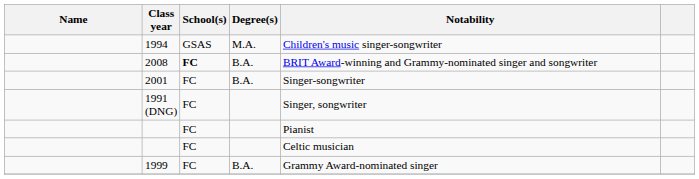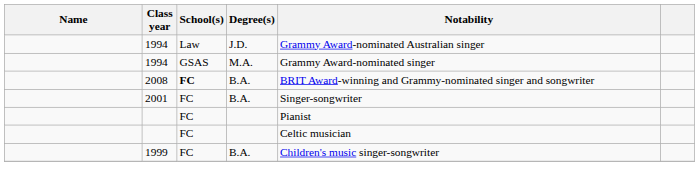+ row: (156, 44)
(362, 44) Children's music singer-songwriter -> (357, 62) Grammy Award-nominated singer
- row: (161, 104)
(360, 165) Grammy Award-nominated singer -> (360, 152) Children's music singer-songwriter
